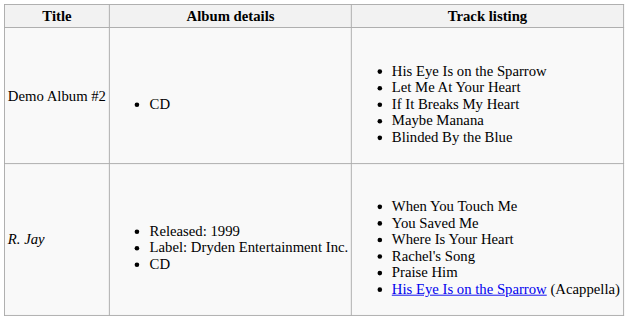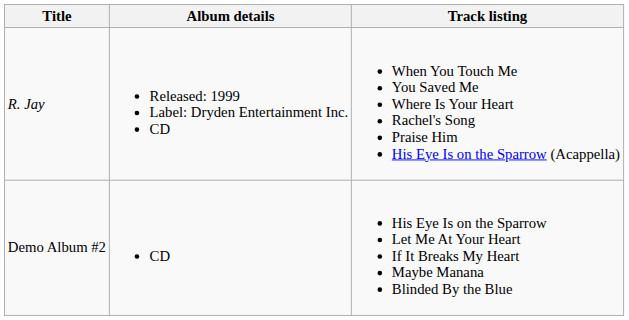rows swapped: (26, 239) <-> (57, 95)
